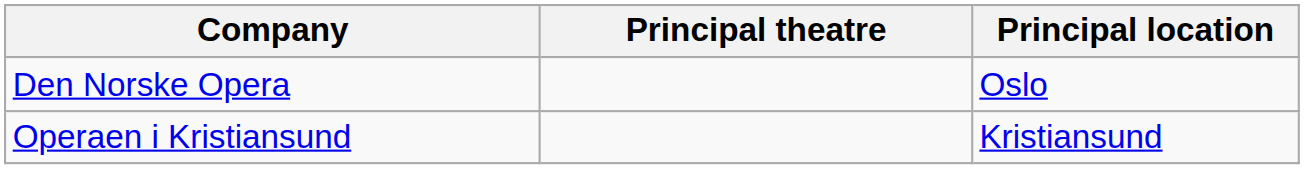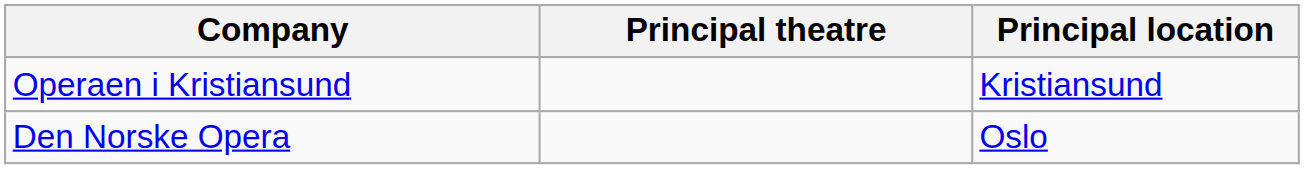rows swapped: (182, 136) <-> (151, 83)
